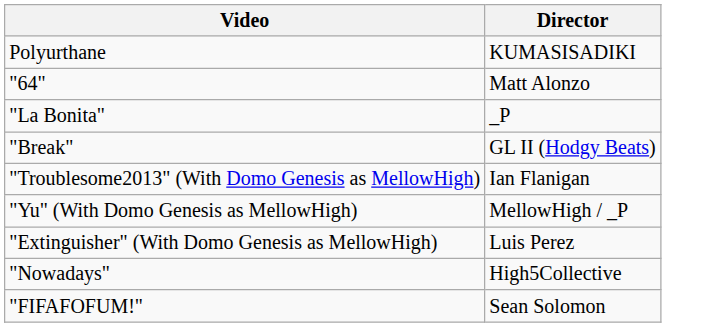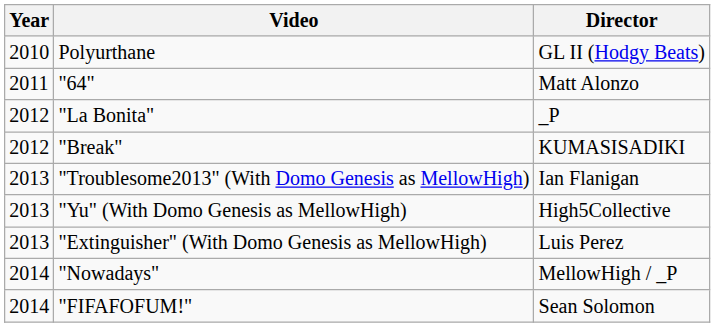+ column: (29, 20)
(563, 52) KUMASISADIKI -> (622, 52) GL II (Hodgy Beats)
(573, 147) GL II (Hodgy Beats) -> (612, 147) KUMASISADIKI
(559, 210) MellowHigh / _P -> (605, 210) High5Collective
(555, 274) High5Collective -> (608, 274) MellowHigh / _P
